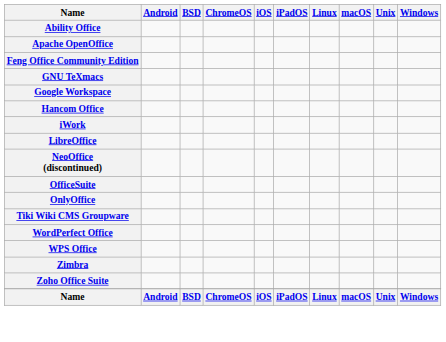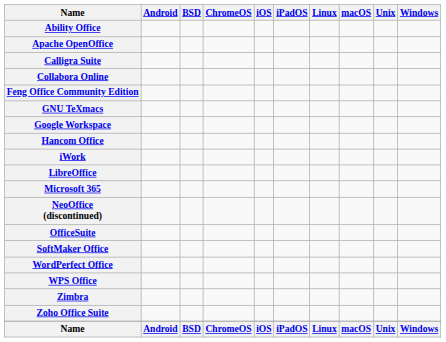+ row: (73, 61)
+ row: (73, 77)
+ row: (73, 189)
- row: (73, 201)
+ row: (73, 249)
- row: (73, 217)
